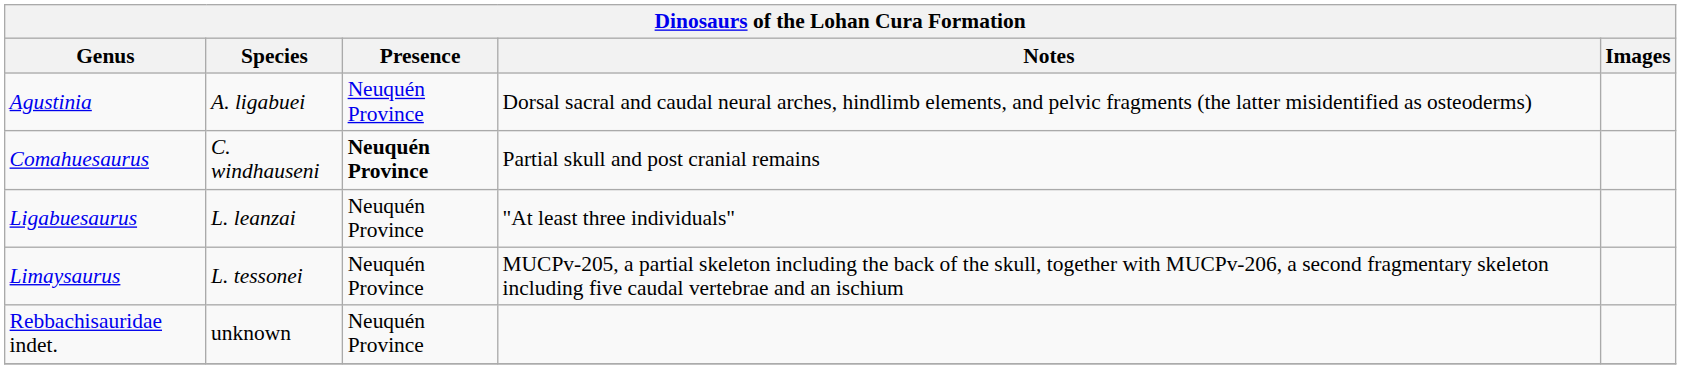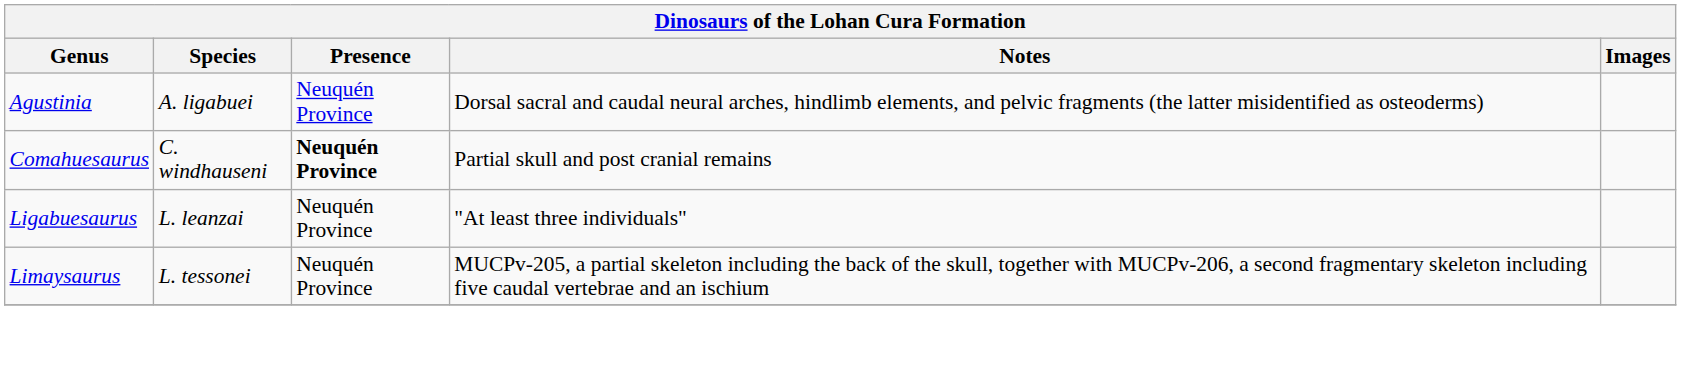- row: (86, 334)
